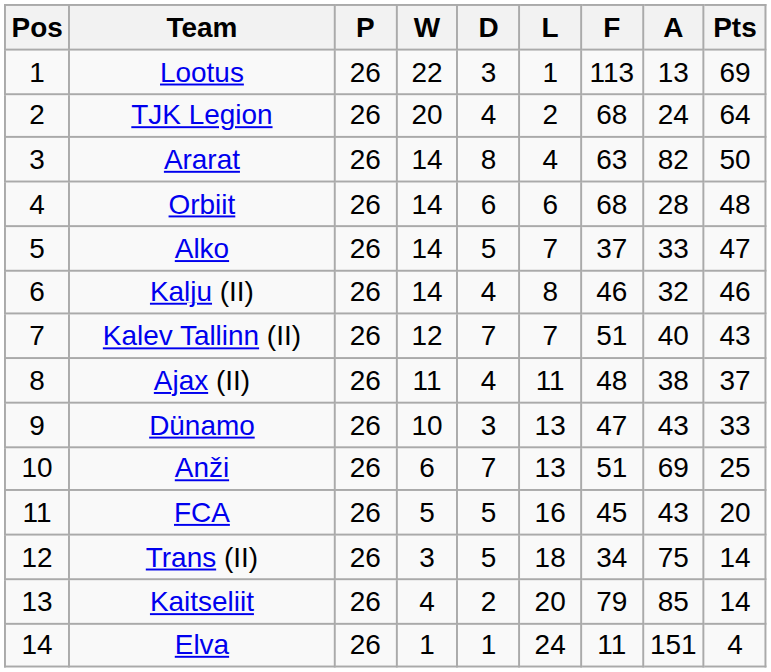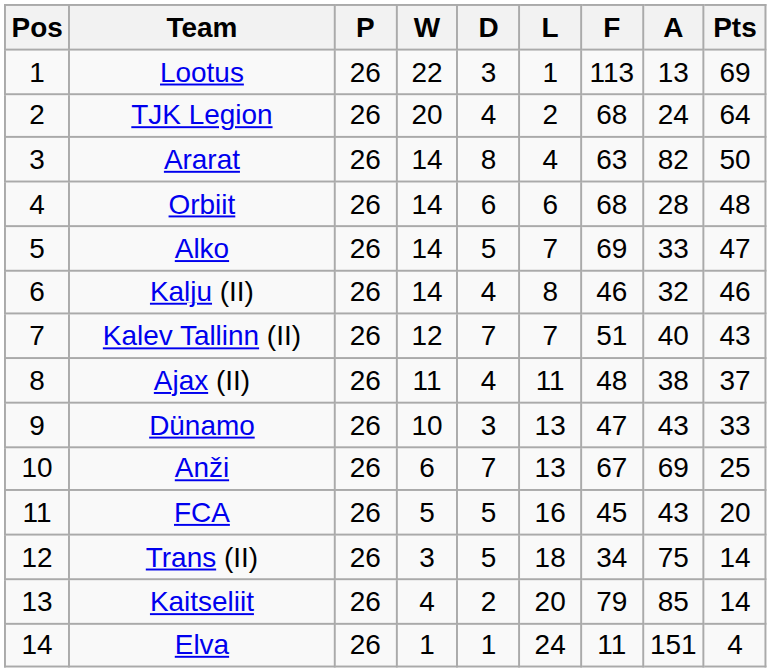(612, 248) 37 -> (612, 248) 69
(612, 469) 51 -> (612, 469) 67
